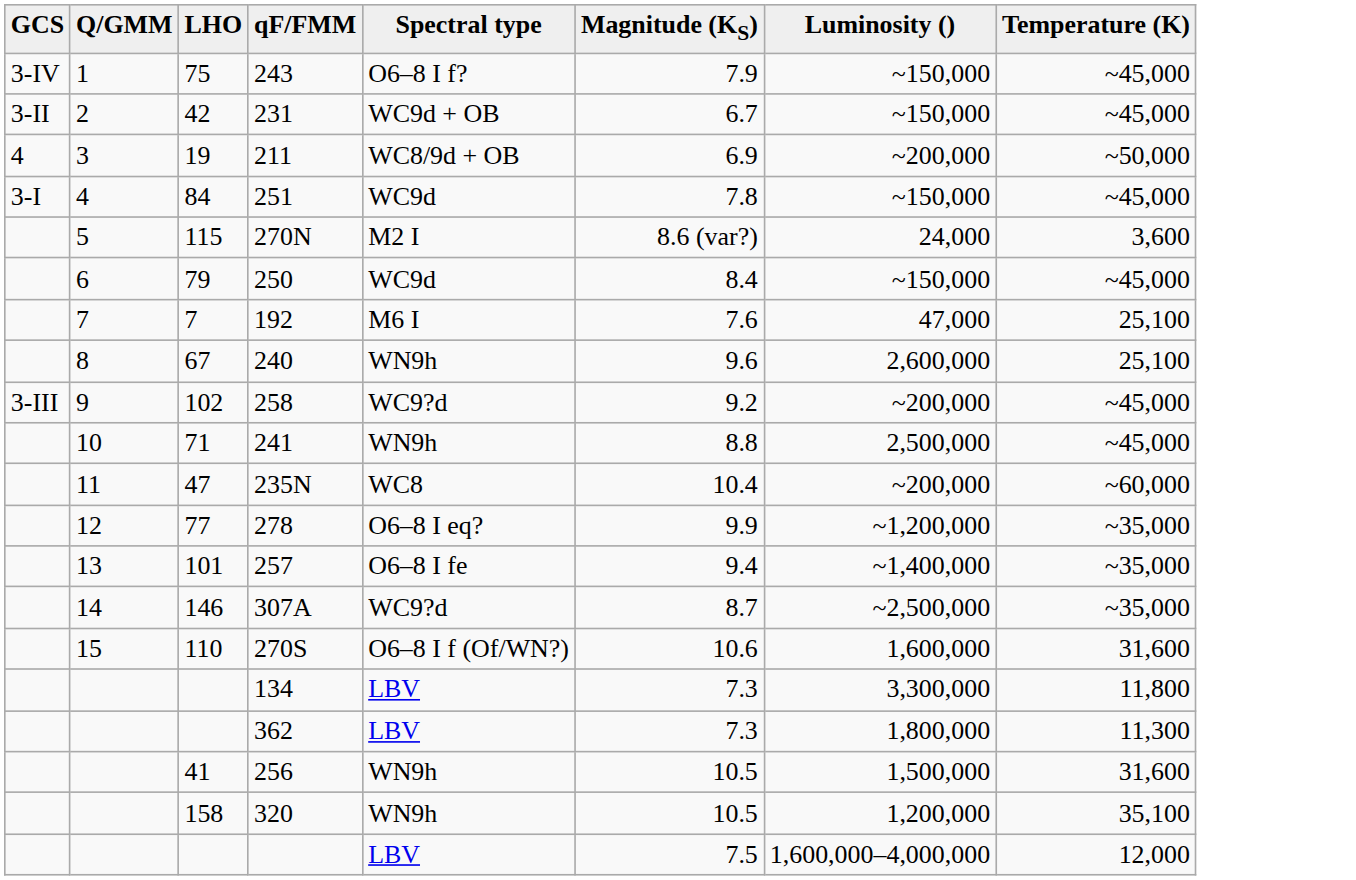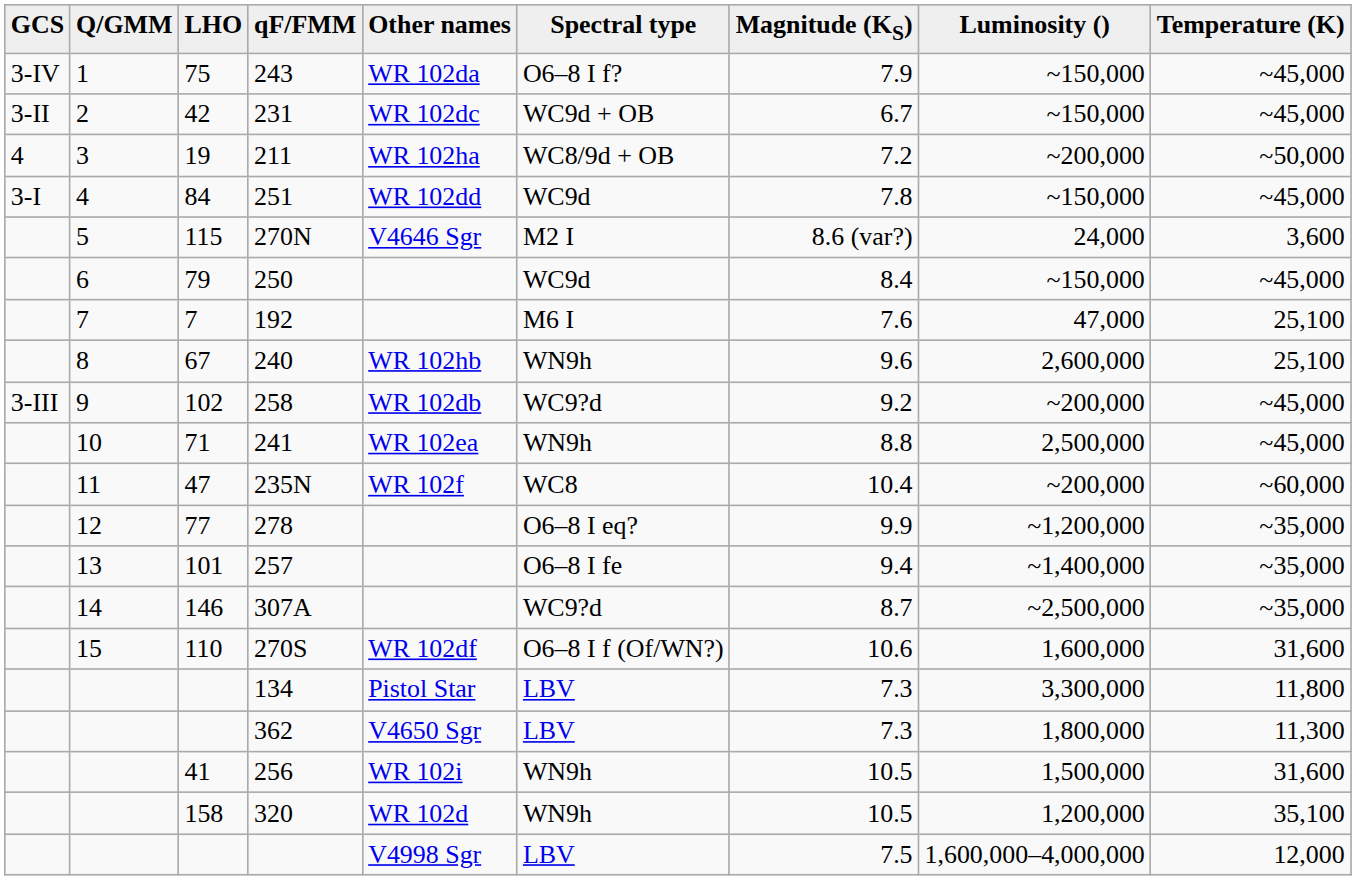+ column: (440, 25)
(742, 155) 6.9 -> (896, 155) 7.2
